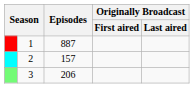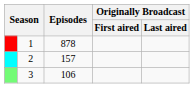(68, 43) 887 -> (68, 43) 878
(68, 75) 206 -> (68, 75) 106
